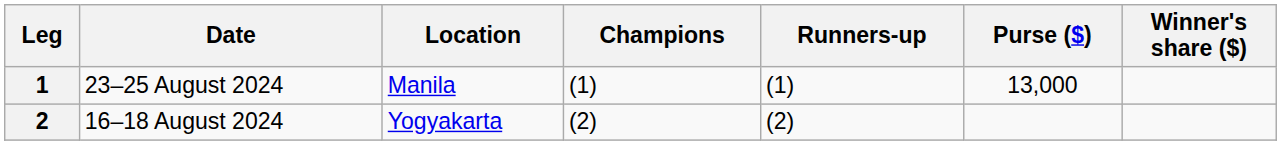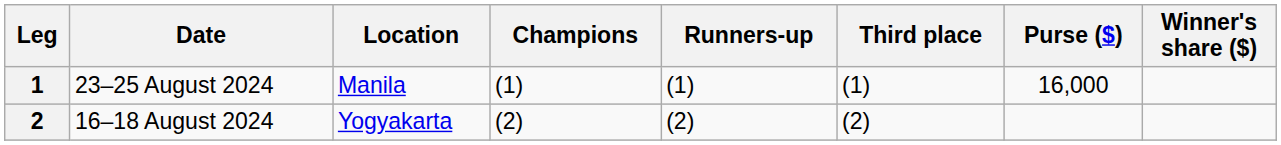+ column: (921, 35)
(1042, 85) 13,000 -> (1073, 85) 16,000
